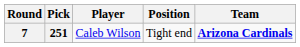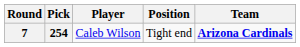(59, 33) 251 -> (59, 33) 254
